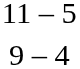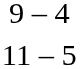rows swapped: (39, 12) <-> (39, 54)
